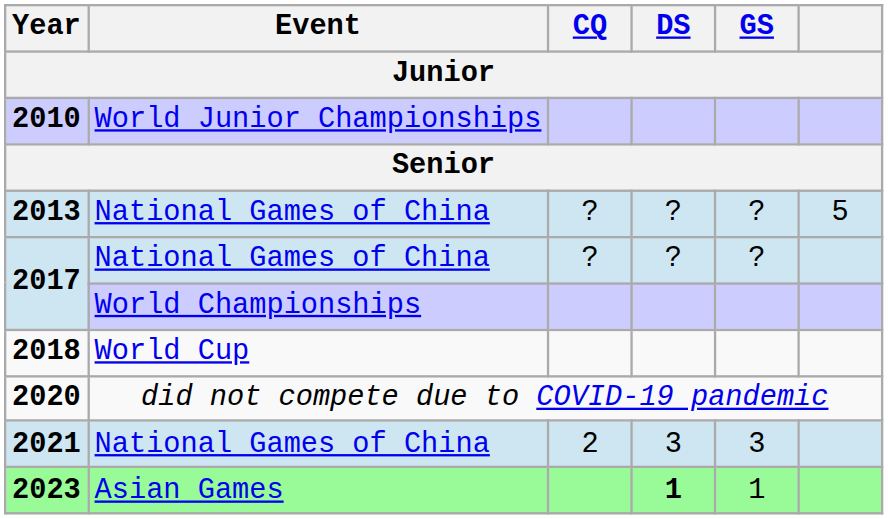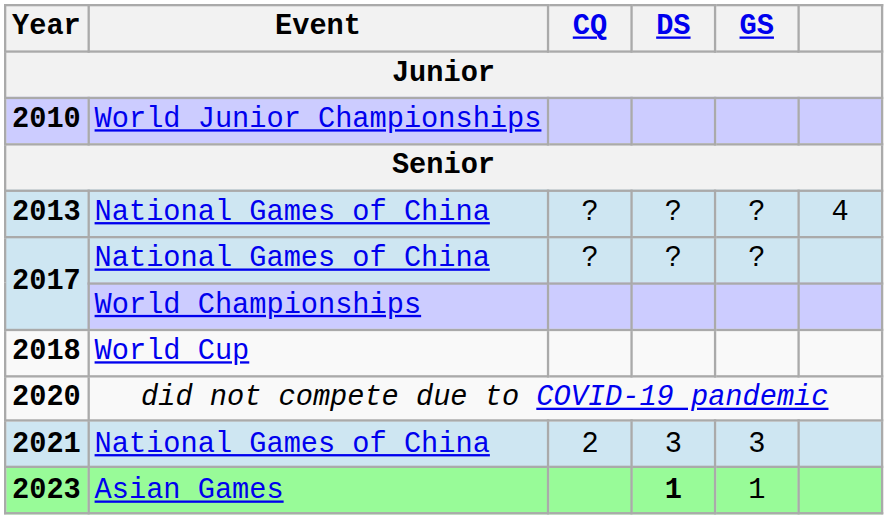(840, 214) 5 -> (840, 214) 4
